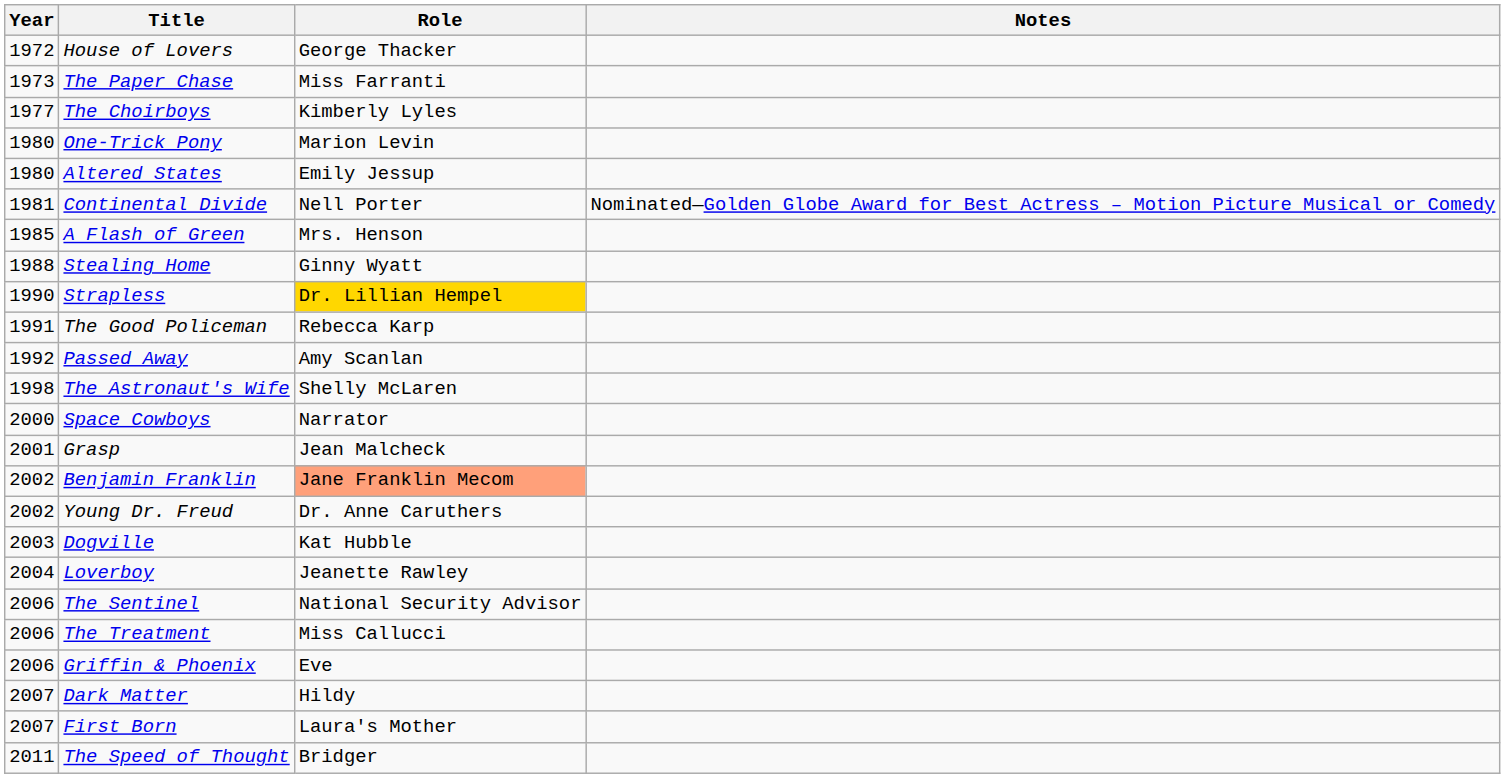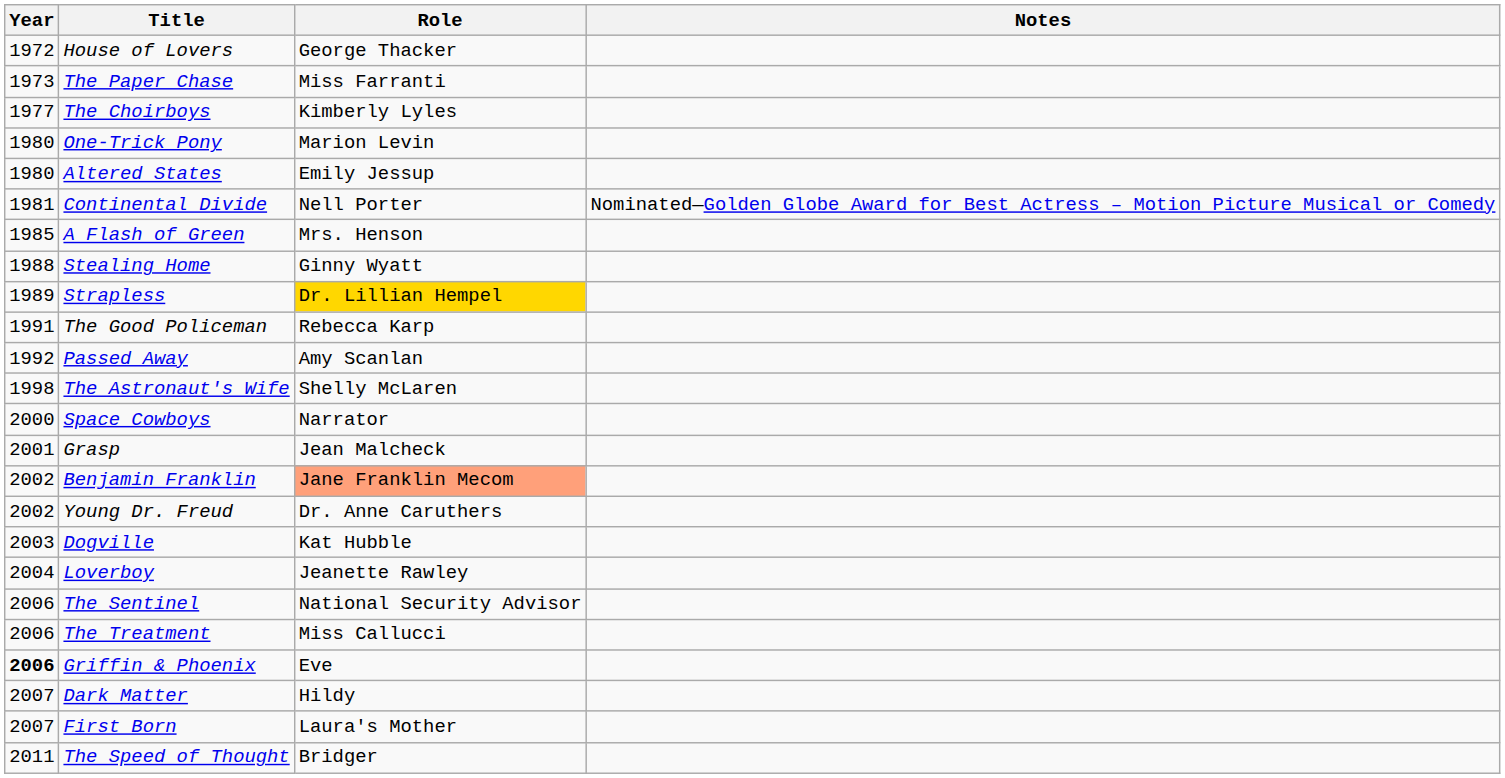(32, 297) 1990 -> (32, 297) 1989
(32, 665) normal -> (32, 665) bold
